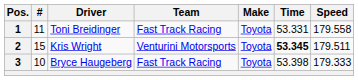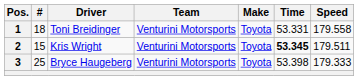(39, 29) 11 -> (40, 29) 18
(179, 29) Fast Track Racing -> (186, 29) Venturini Motorsports
(40, 63) 10 -> (40, 63) 25
(179, 63) Fast Track Racing -> (186, 63) Venturini Motorsports
